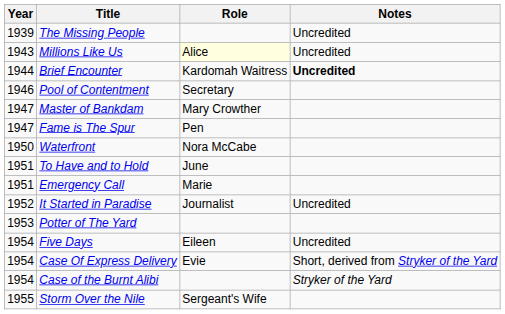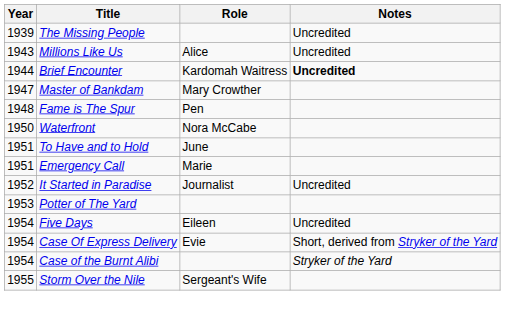(195, 52) lightyellow background -> (195, 52) no background
- row: (94, 90)
(20, 128) 1947 -> (20, 109) 1948
